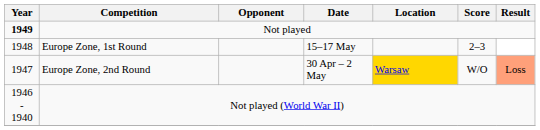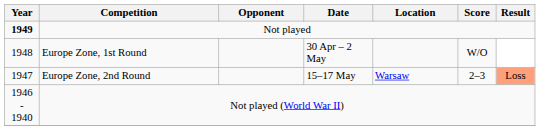(331, 47) 15–17 May -> (329, 53) 30 Apr – 2 May
(477, 47) 2–3 -> (477, 53) W/O
(329, 70) 30 Apr – 2 May -> (331, 76) 15–17 May
(392, 70) gold background -> (392, 76) no background
(477, 70) W/O -> (477, 76) 2–3
